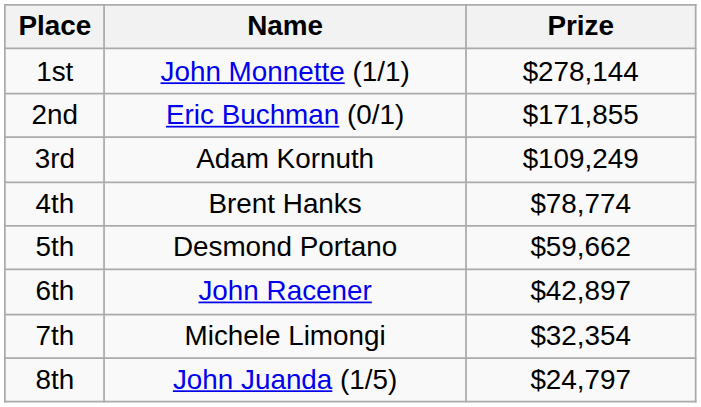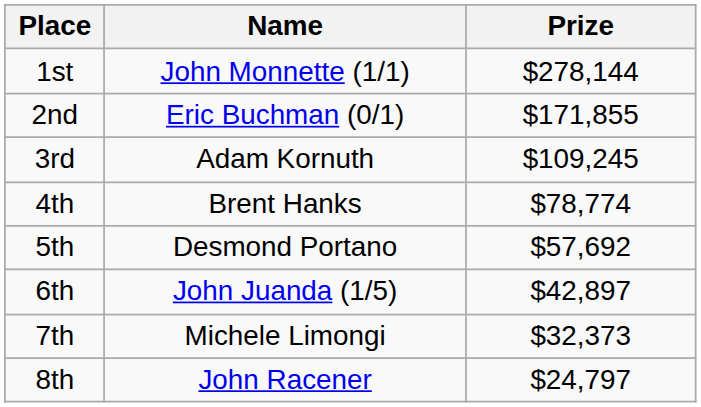(581, 159) $109,249 -> (581, 159) $109,245
(581, 247) $59,662 -> (581, 247) $57,692
(285, 291) John Racener -> (285, 291) John Juanda (1/5)
(581, 335) $32,354 -> (581, 335) $32,373
(285, 379) John Juanda (1/5) -> (285, 379) John Racener
